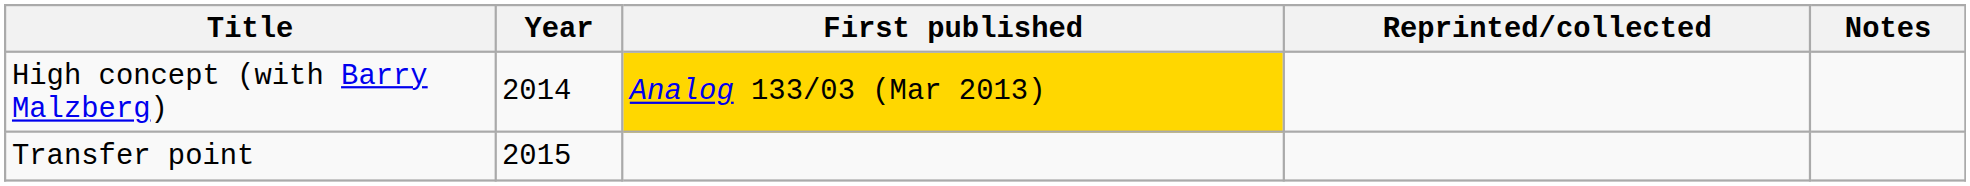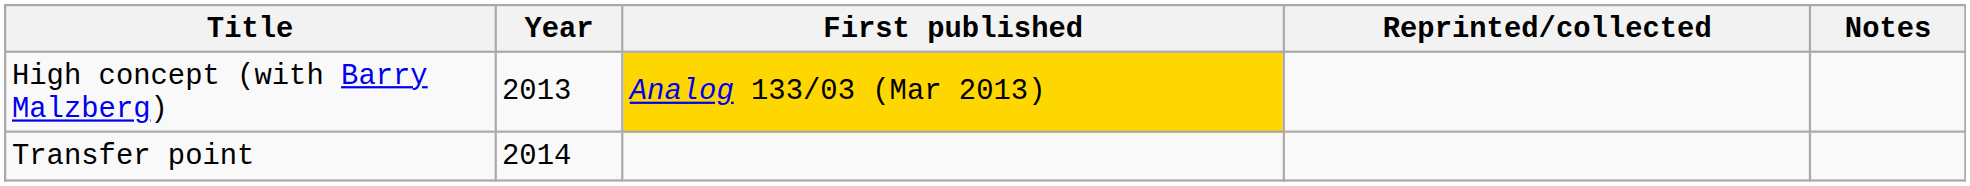(537, 92) 2014 -> (537, 92) 2013
(537, 156) 2015 -> (537, 156) 2014
